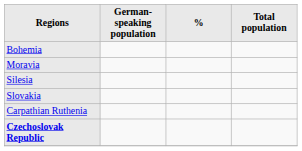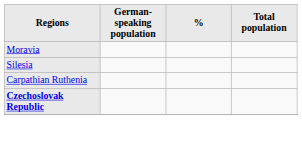- row: (24, 49)
- row: (24, 96)
